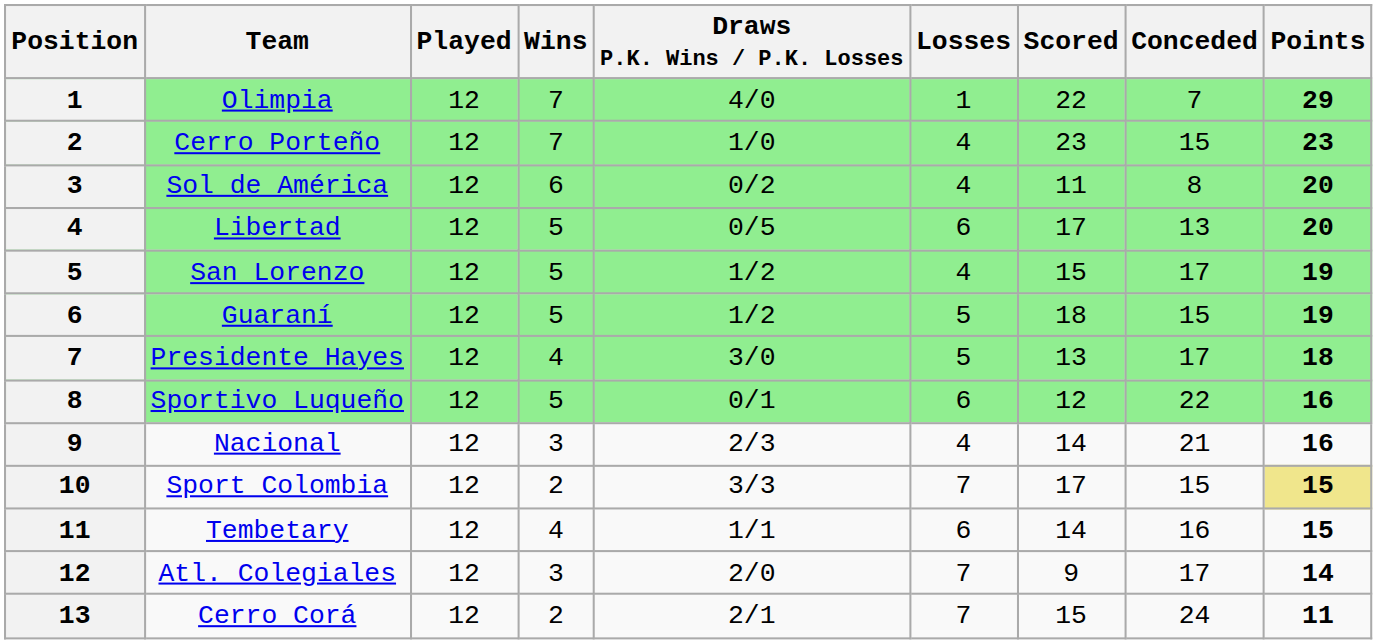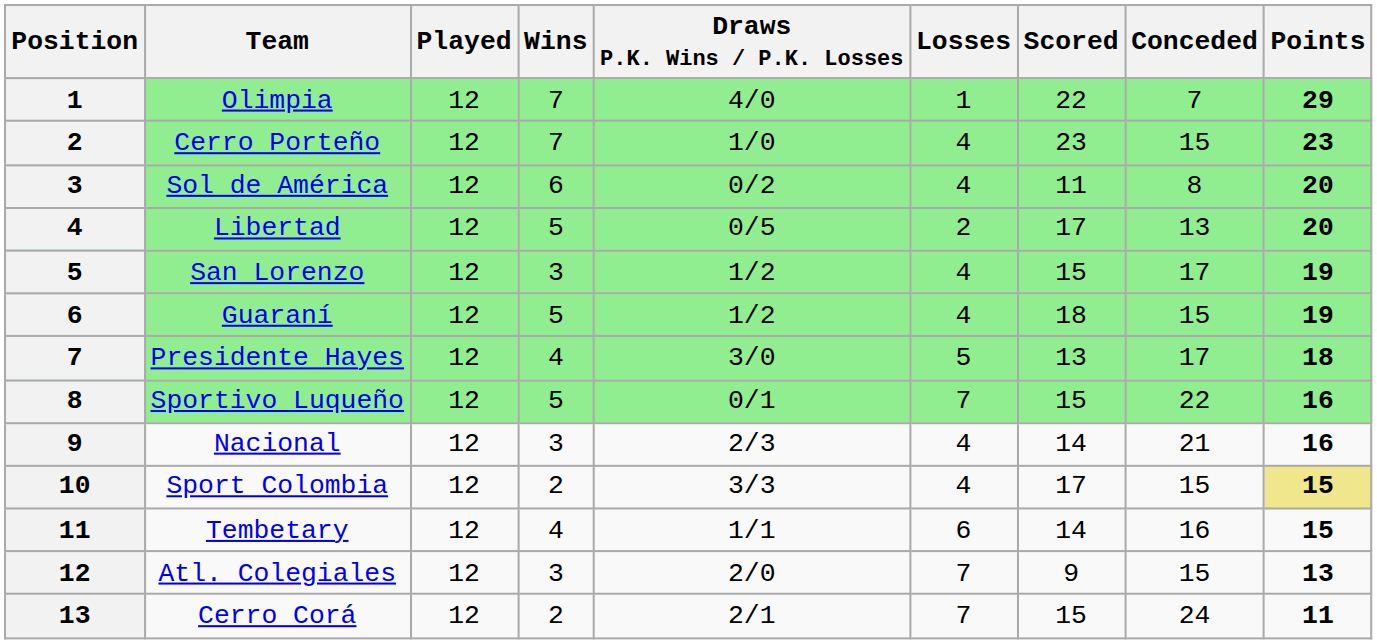(964, 229) 6 -> (964, 229) 2
(556, 272) 5 -> (556, 272) 3
(964, 315) 5 -> (964, 315) 4
(964, 401) 6 -> (964, 401) 7
(1071, 401) 12 -> (1071, 401) 15
(964, 487) 7 -> (964, 487) 4
(1195, 573) 17 -> (1195, 573) 15
(1318, 573) 14 -> (1318, 573) 13
